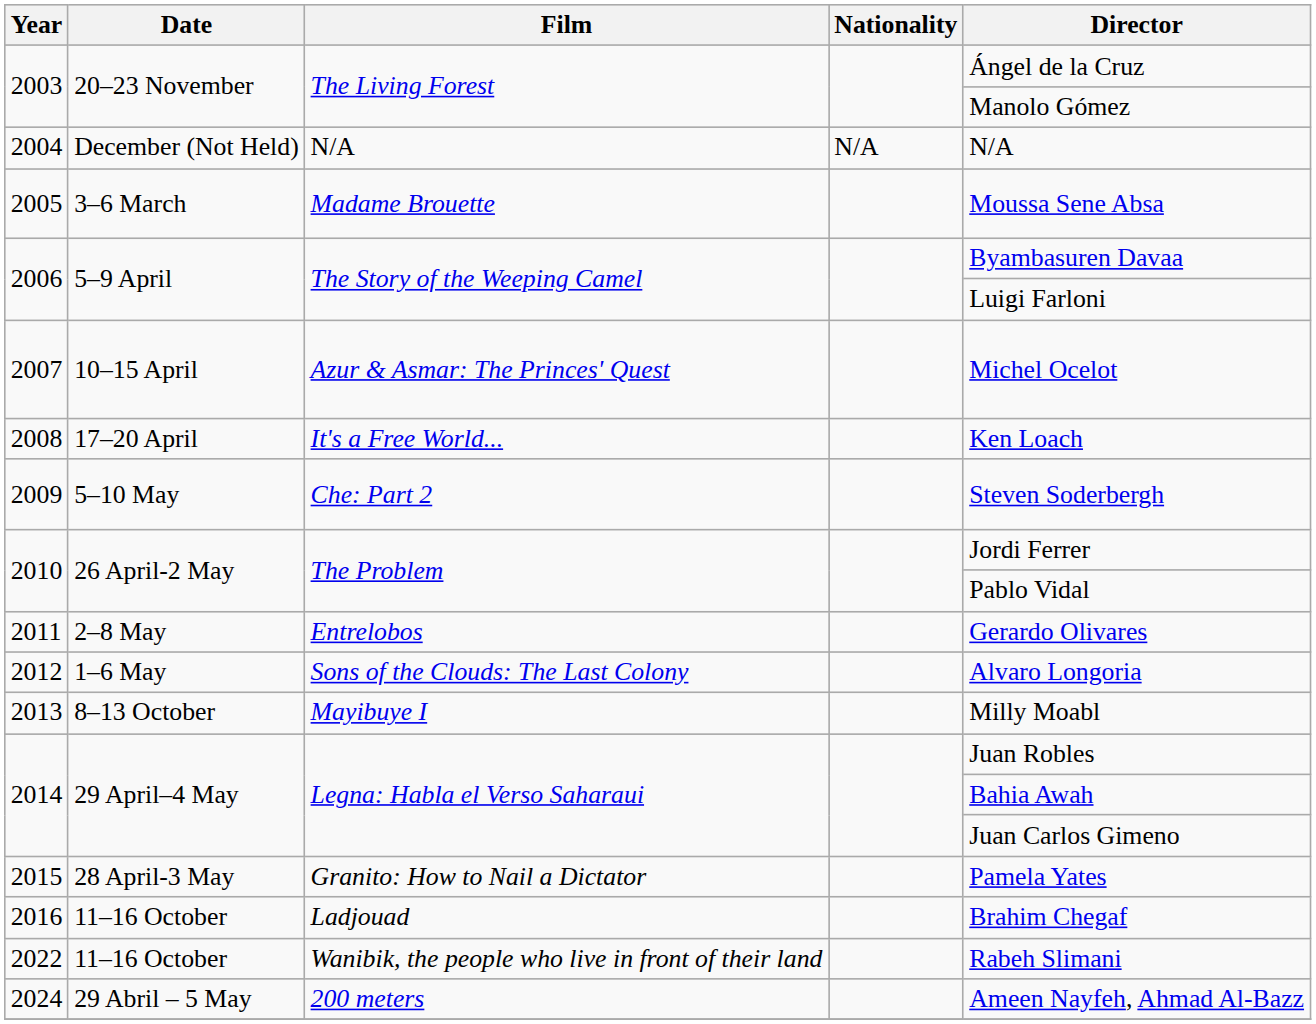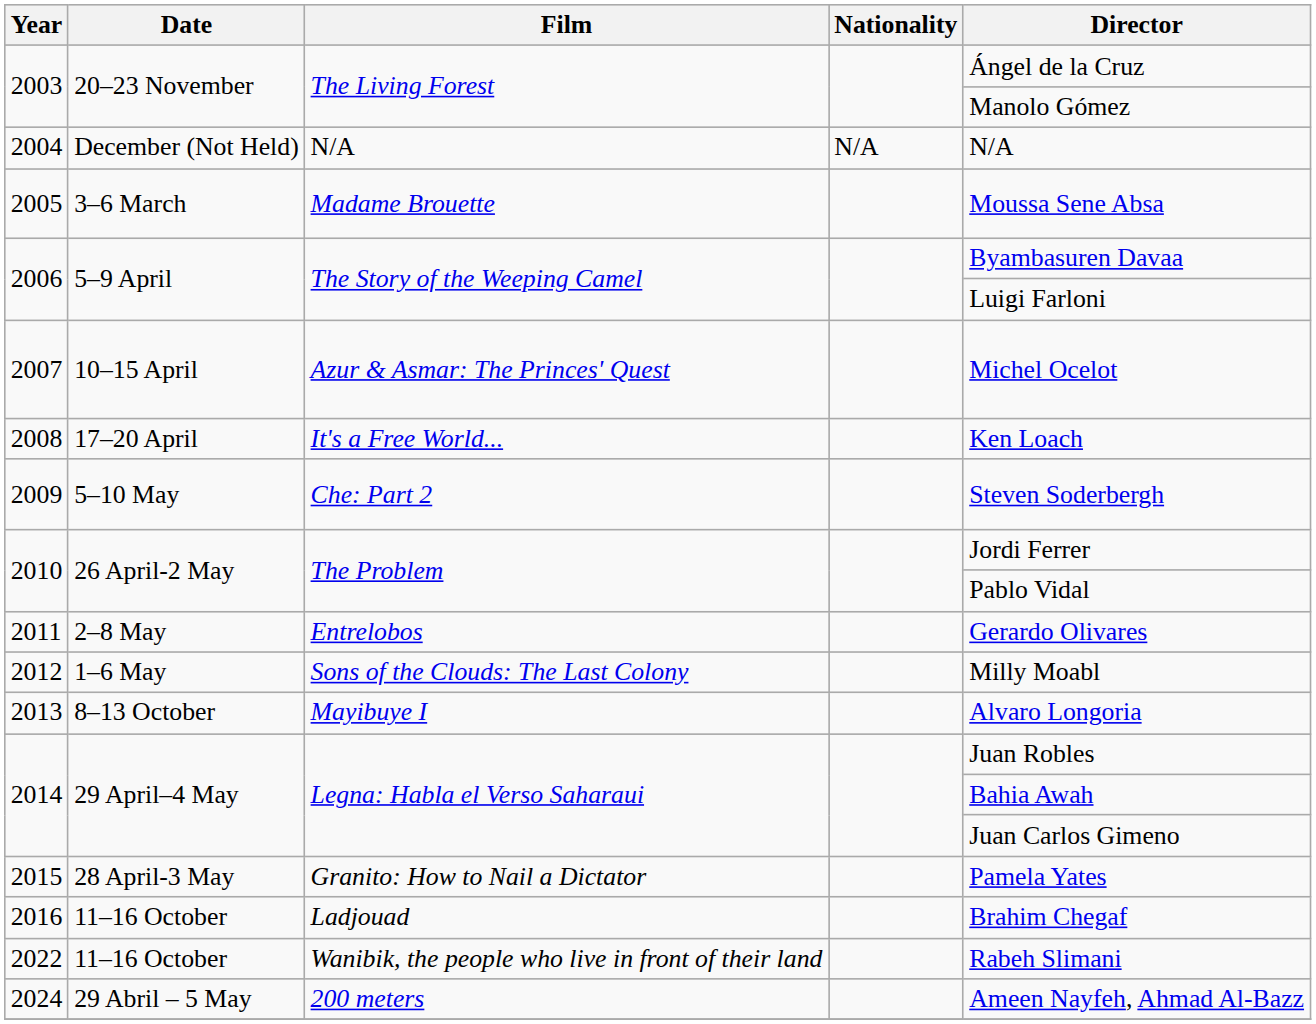(1055, 671) Alvaro Longoria -> (1035, 671) Milly Moabl
(1035, 712) Milly Moabl -> (1055, 712) Alvaro Longoria
